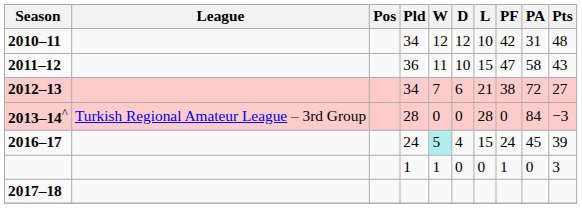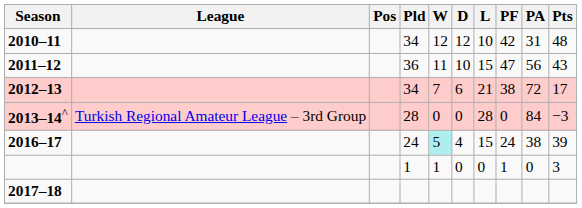(533, 65) 58 -> (533, 65) 56
(560, 89) 27 -> (560, 89) 17
(533, 142) 45 -> (533, 142) 38
